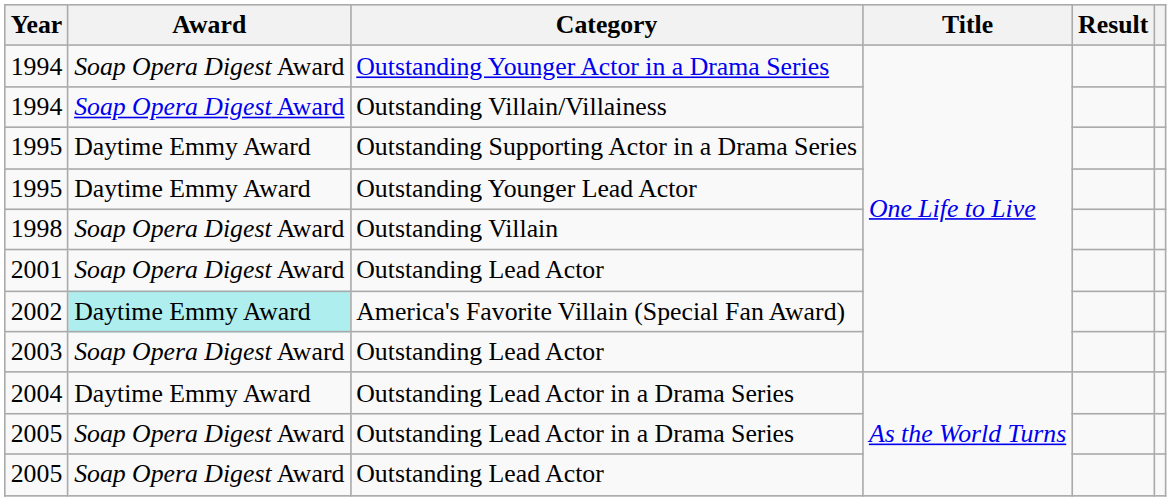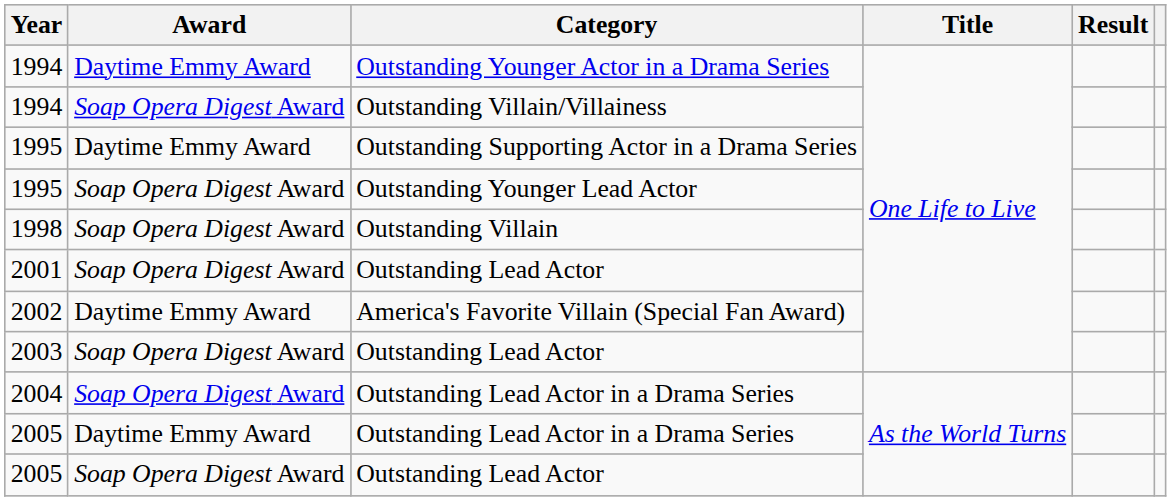(209, 65) Soap Opera Digest Award -> (192, 65) Daytime Emmy Award
(192, 188) Daytime Emmy Award -> (209, 188) Soap Opera Digest Award
(192, 310) paleturquoise background -> (192, 310) no background
(192, 392) Daytime Emmy Award -> (209, 392) Soap Opera Digest Award
(209, 433) Soap Opera Digest Award -> (192, 433) Daytime Emmy Award
